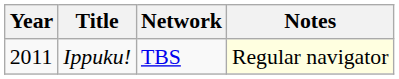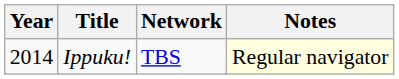(31, 56) 2011 -> (31, 56) 2014
